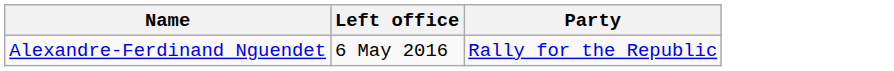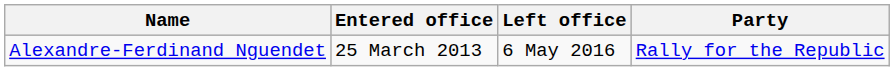+ column: (414, 20)
